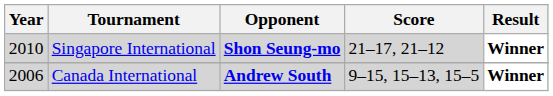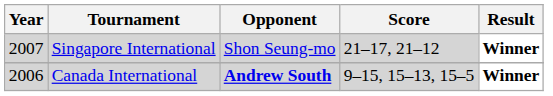(26, 47) 2010 -> (26, 47) 2007
(282, 47) bold -> (280, 47) normal
